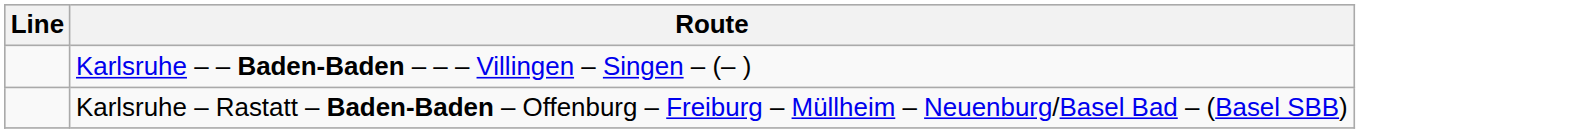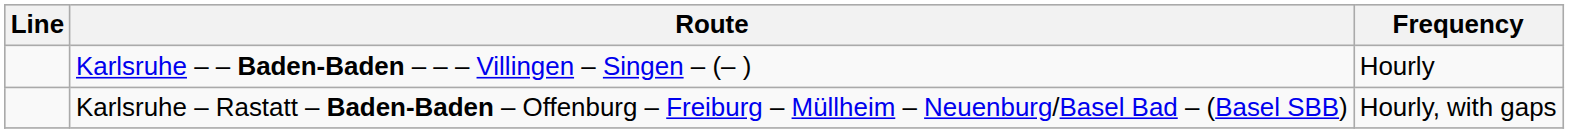+ column: (1458, 25)
